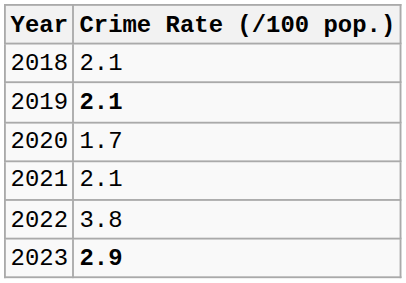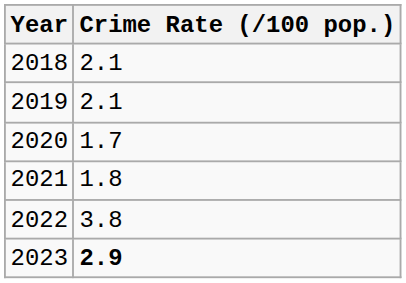(101, 102) bold -> (101, 102) normal
(101, 180) 2.1 -> (101, 180) 1.8
